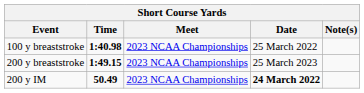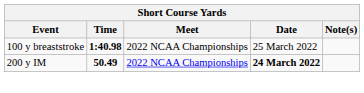(187, 46) 2023 NCAA Championships -> (187, 46) 2022 NCAA Championships
- row: (45, 63)
(187, 79) 2023 NCAA Championships -> (187, 63) 2022 NCAA Championships
